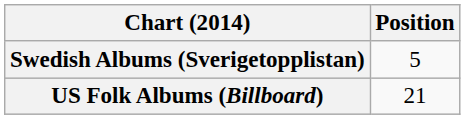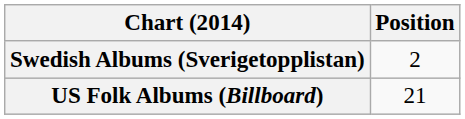(415, 59) 5 -> (415, 59) 2
